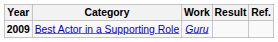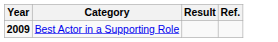- column: (197, 12)
